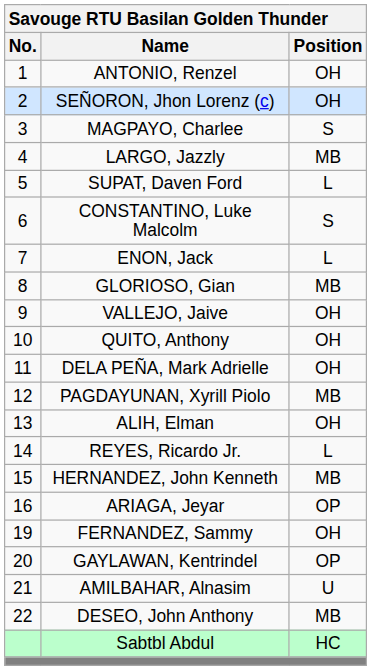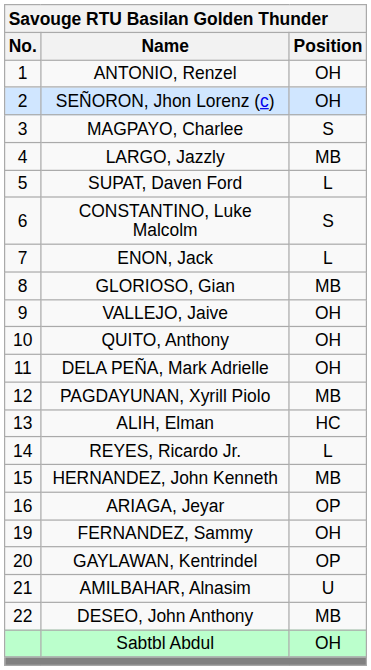(328, 424) OH -> (328, 424) HC
(328, 644) HC -> (328, 644) OH
